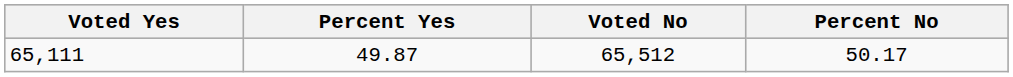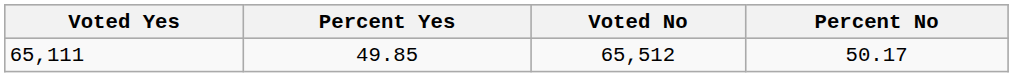(387, 55) 49.87 -> (387, 55) 49.85
